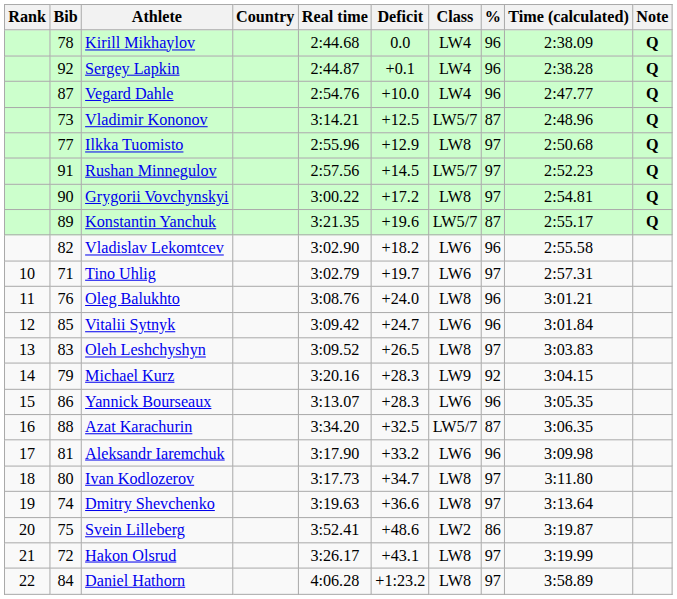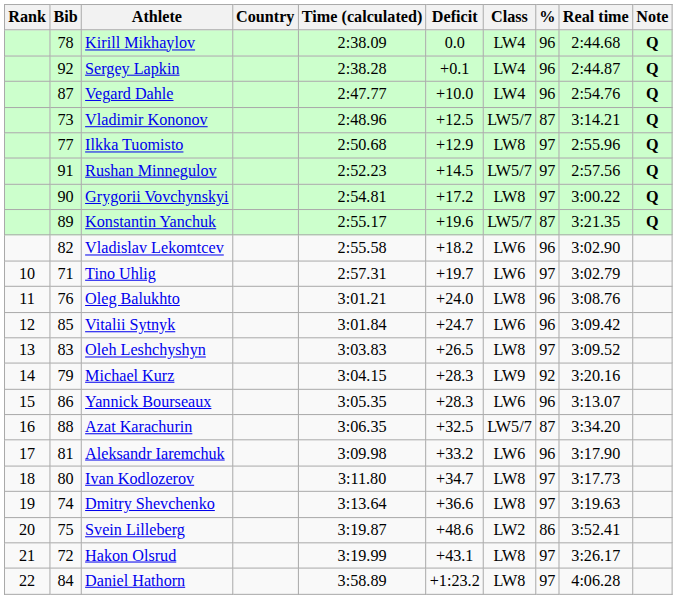columns swapped: (335, 17) <-> (569, 17)
